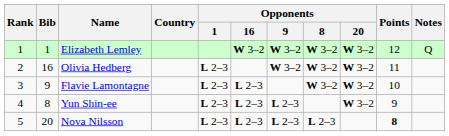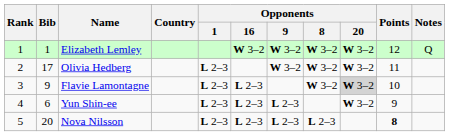(47, 67) 16 -> (47, 67) 17
(358, 85) no background -> (358, 85) lightgrey background
(47, 103) 8 -> (47, 103) 6
